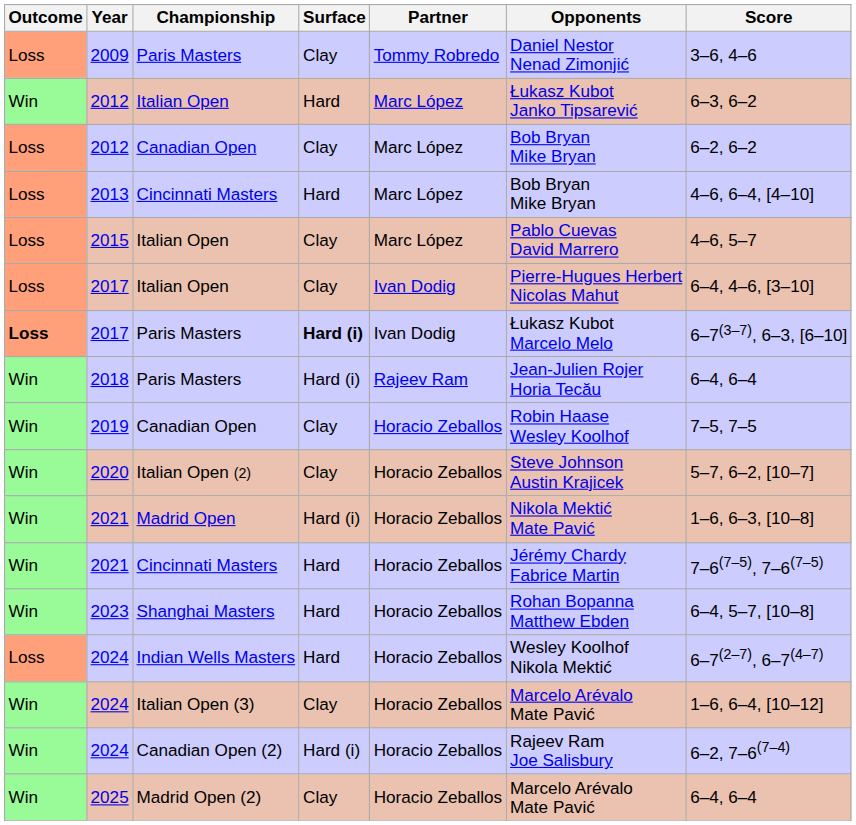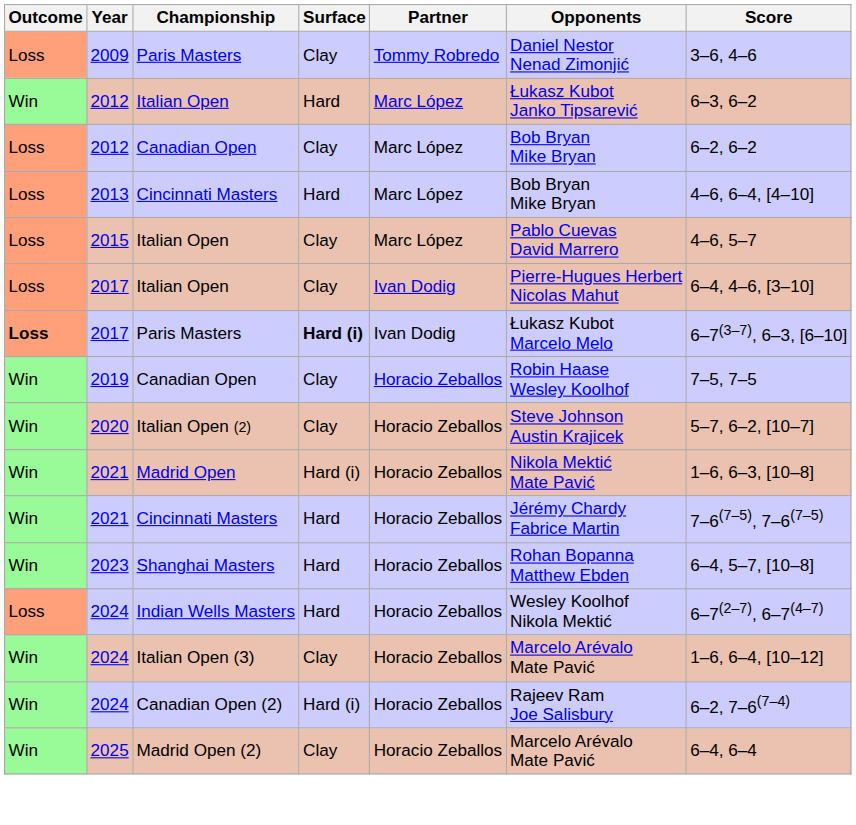- row: (110, 379)
